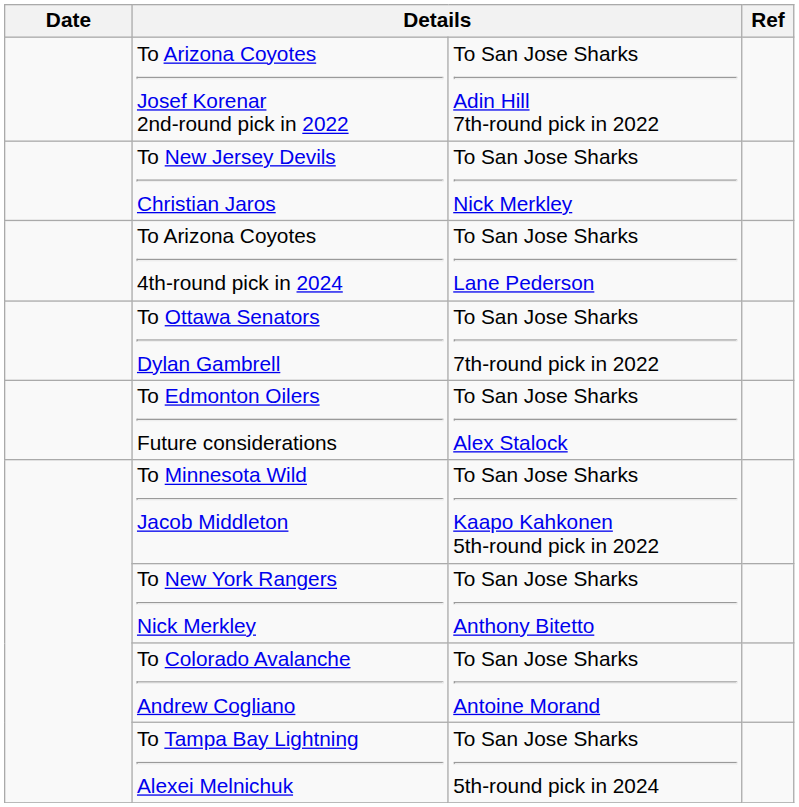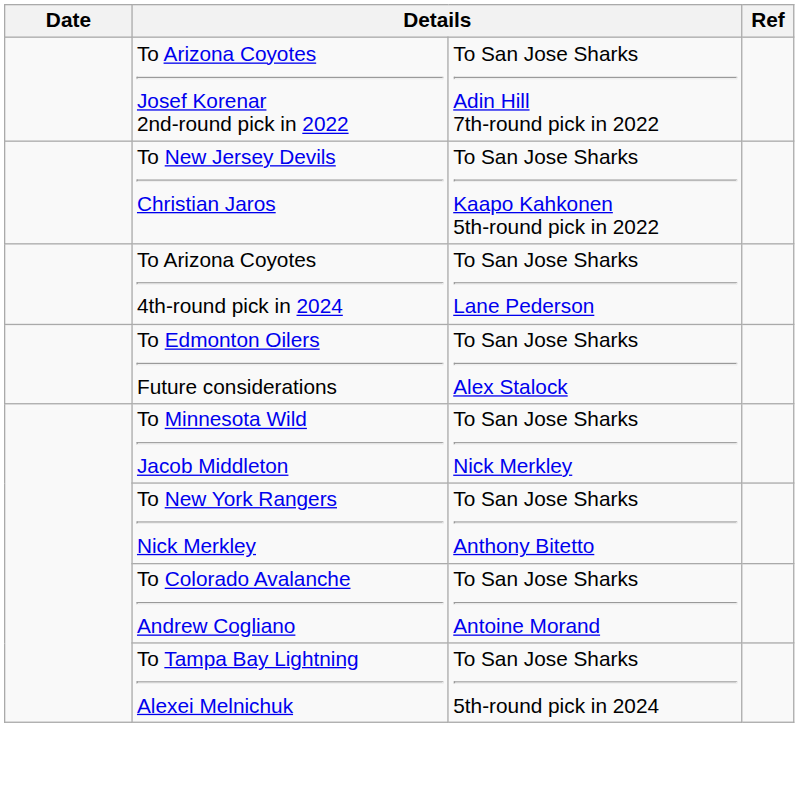(595, 180) To San Jose Sharks Nick Merkley -> (595, 192) To San Jose Sharks Kaapo Kahkonen 5th-round pick in 2022
- row: (290, 340)
(595, 511) To San Jose Sharks Kaapo Kahkonen 5th-round pick in 2022 -> (595, 443) To San Jose Sharks Nick Merkley
